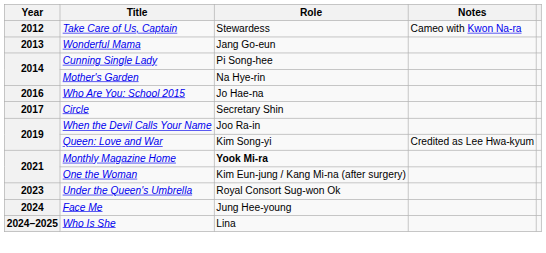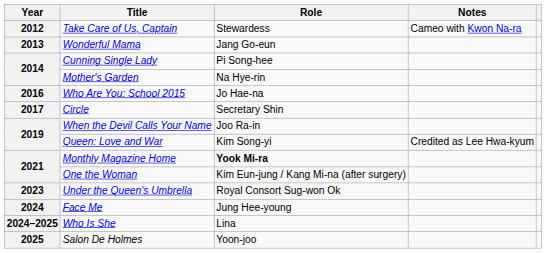+ row: (102, 239)
